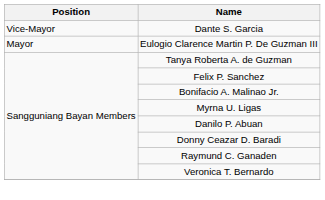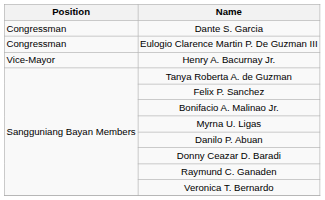(31, 28) Vice-Mayor -> (36, 28) Congressman
(20, 44) Mayor -> (36, 44) Congressman
+ row: (229, 60)
